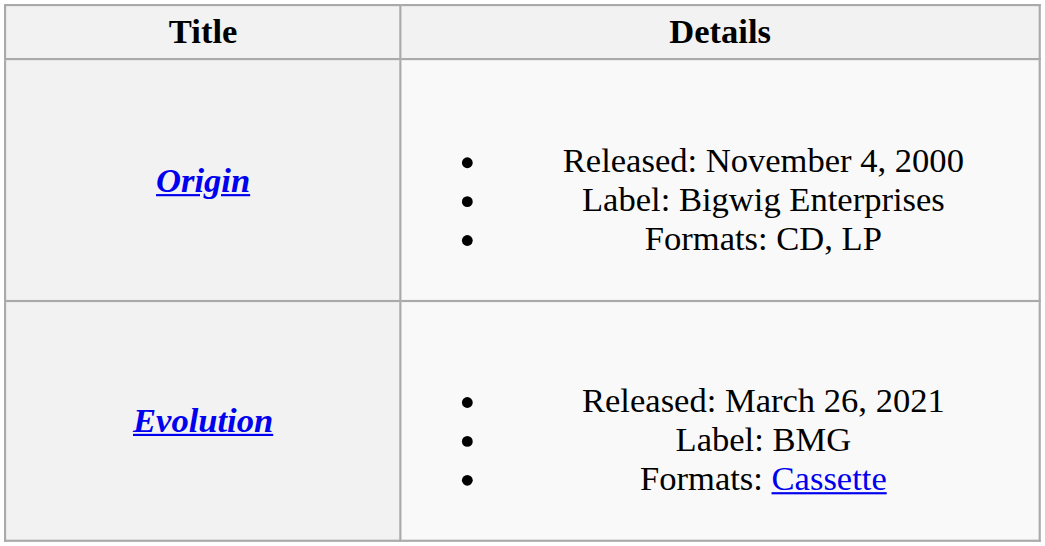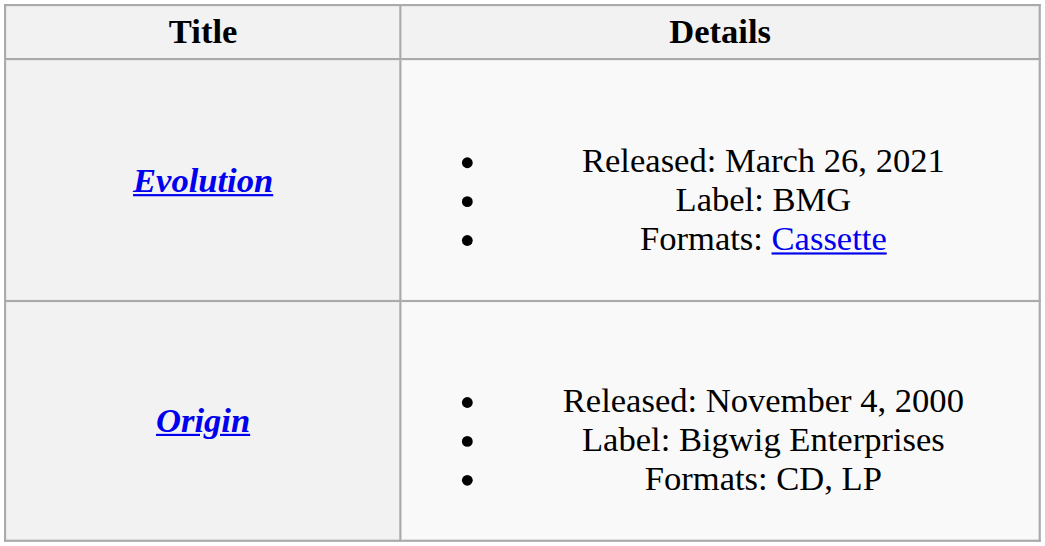rows swapped: (203, 179) <-> (203, 420)
